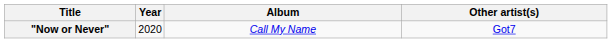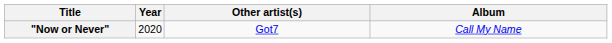columns swapped: (504, 12) <-> (283, 12)
